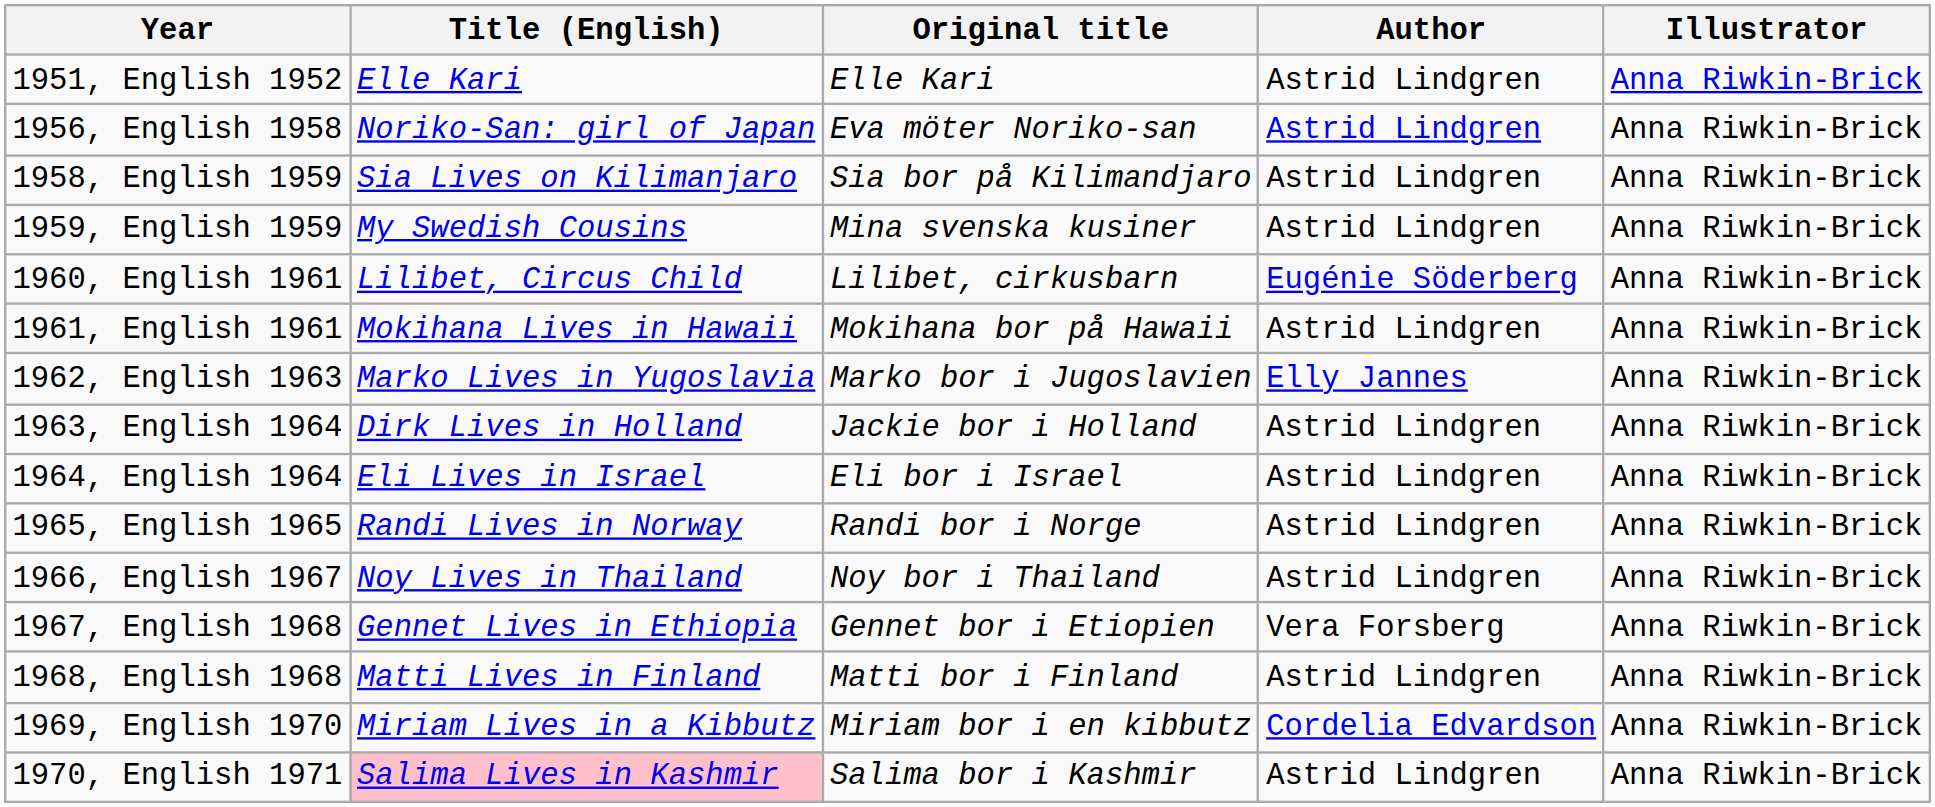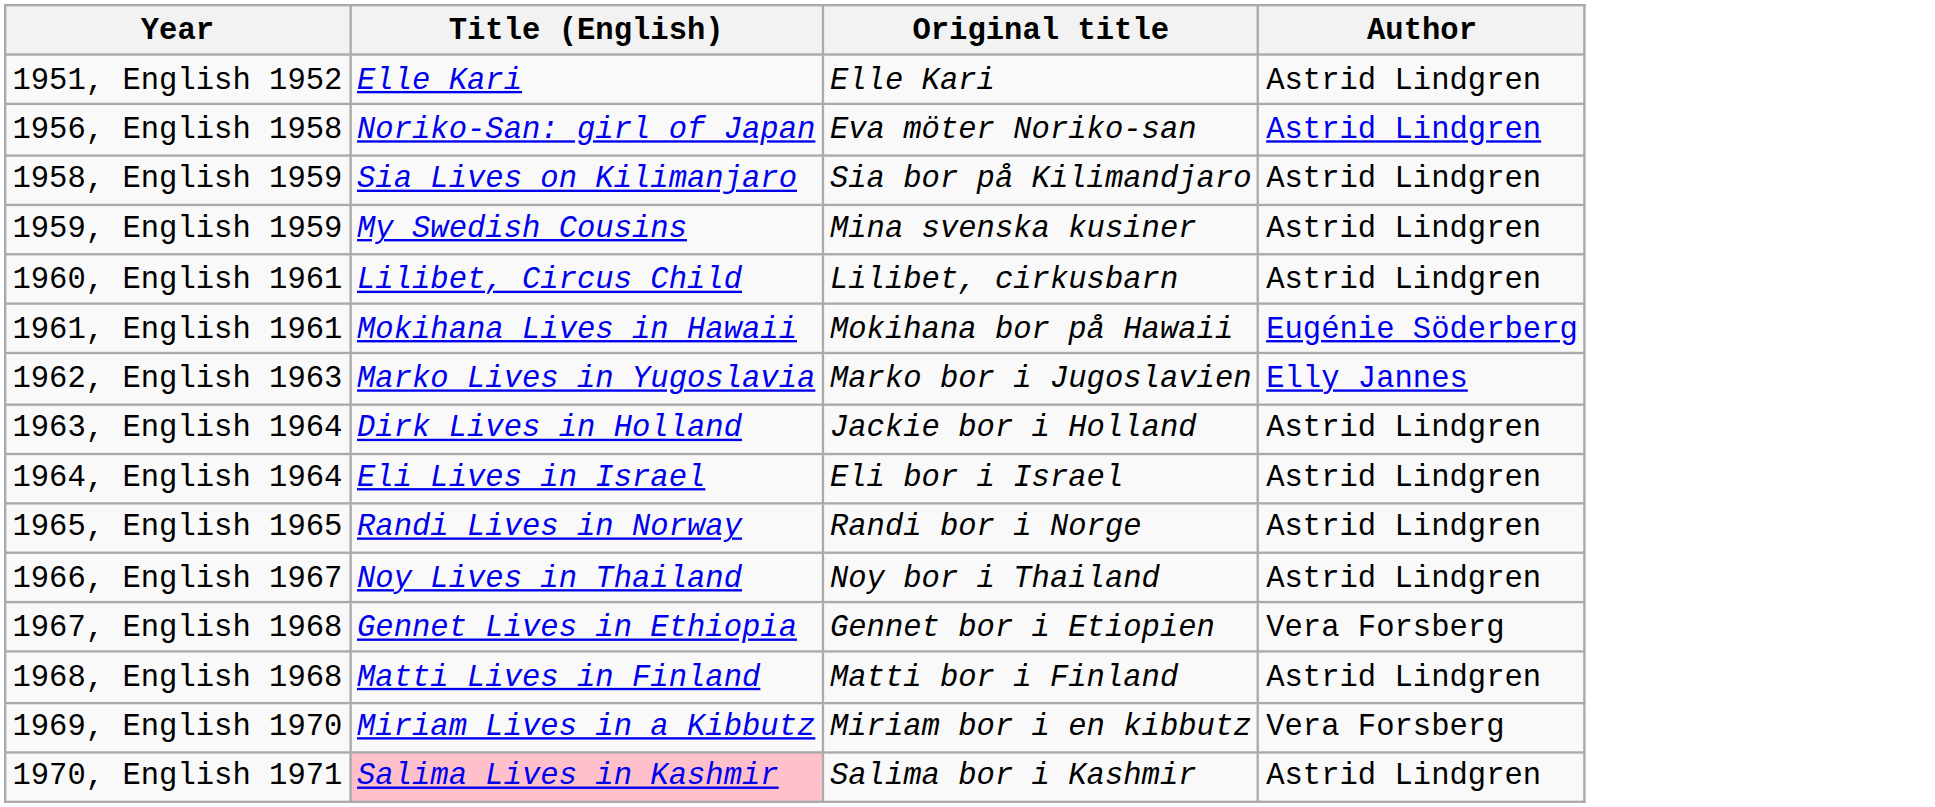- column: (1767, 30)
(1422, 279) Eugénie Söderberg -> (1404, 279) Astrid Lindgren
(1404, 329) Astrid Lindgren -> (1422, 329) Eugénie Söderberg
(1431, 727) Cordelia Edvardson -> (1385, 727) Vera Forsberg
